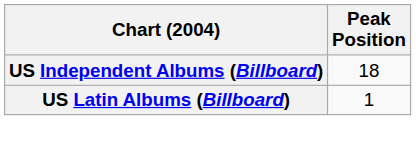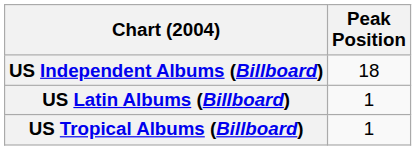+ row: (166, 129)
